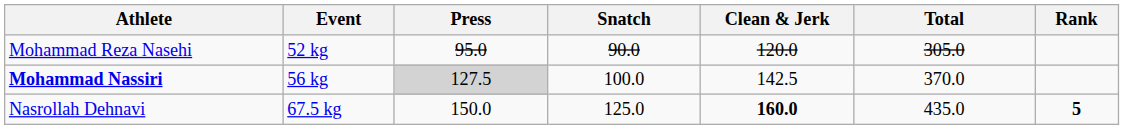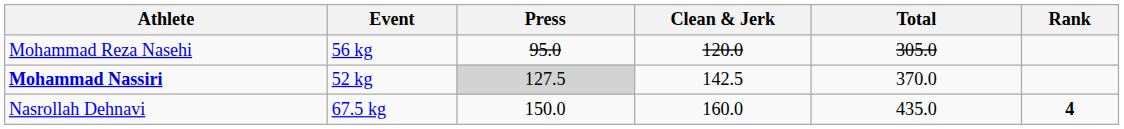- column: (624, 19)
(308, 49) 52 kg -> (352, 49) 56 kg
(308, 79) 56 kg -> (352, 79) 52 kg
(777, 109) bold -> (723, 109) normal
(1076, 109) 5 -> (1070, 109) 4
